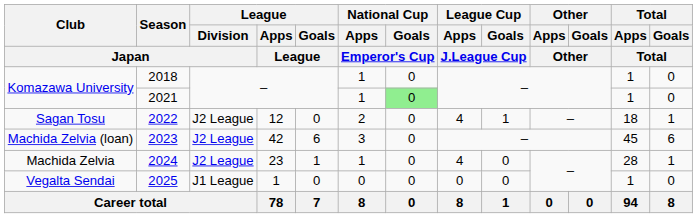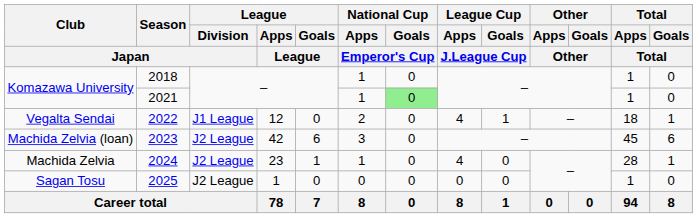(70, 118) Sagan Tosu -> (70, 118) Vegalta Sendai
(223, 118) J2 League -> (223, 118) J1 League
(70, 181) Vegalta Sendai -> (70, 181) Sagan Tosu
(223, 181) J1 League -> (223, 181) J2 League
